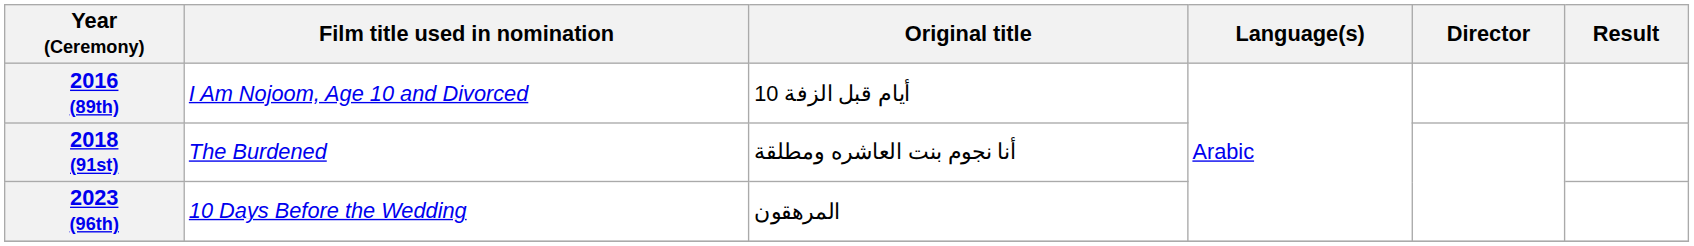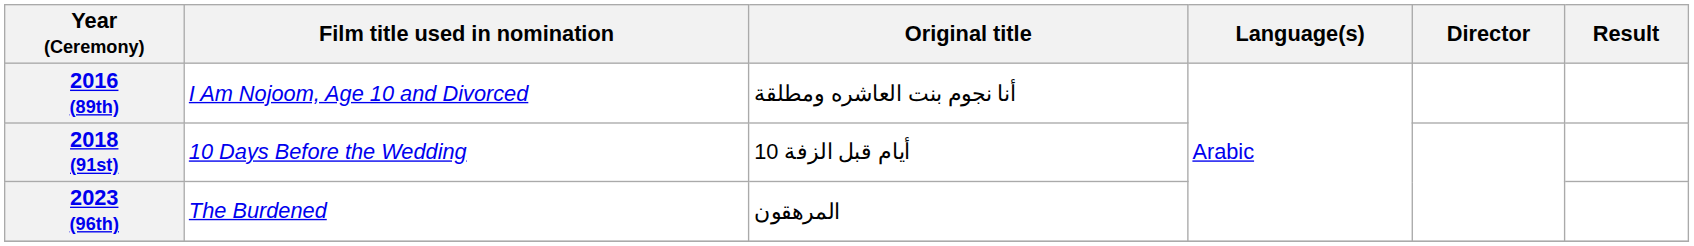(832, 93) 10 أيام قبل الزفة -> (885, 93) أنا نجوم بنت العاشره ومطلقة
(258, 151) The Burdened -> (328, 151) 10 Days Before the Wedding
(885, 152) أنا نجوم بنت العاشره ومطلقة -> (832, 152) 10 أيام قبل الزفة
(328, 210) 10 Days Before the Wedding -> (258, 210) The Burdened
